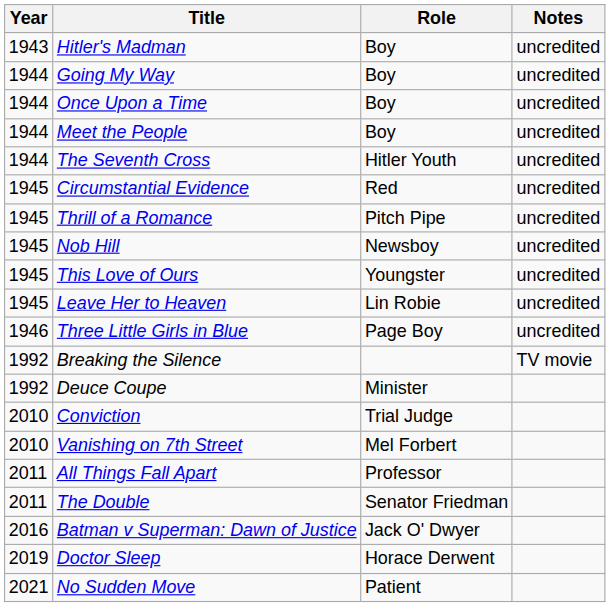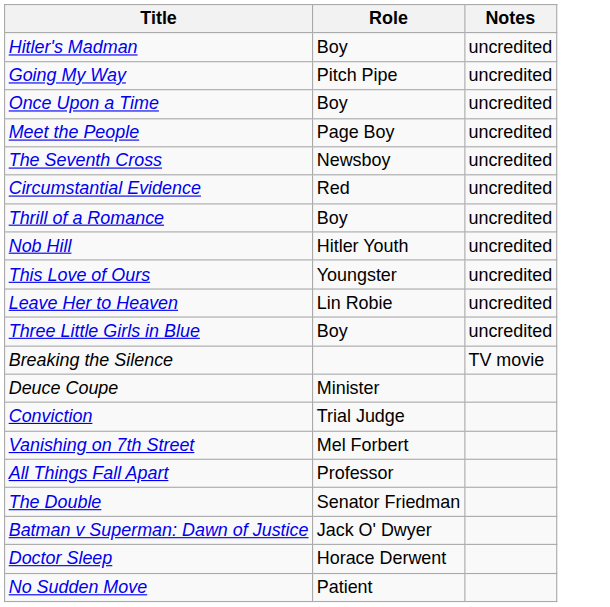- column: (29, 18)
(380, 75) Boy -> (357, 75) Pitch Pipe
(380, 132) Boy -> (356, 132) Page Boy
(411, 160) Hitler Youth -> (354, 160) Newsboy
(405, 217) Pitch Pipe -> (332, 217) Boy
(402, 246) Newsboy -> (363, 246) Hitler Youth
(404, 331) Page Boy -> (332, 331) Boy
